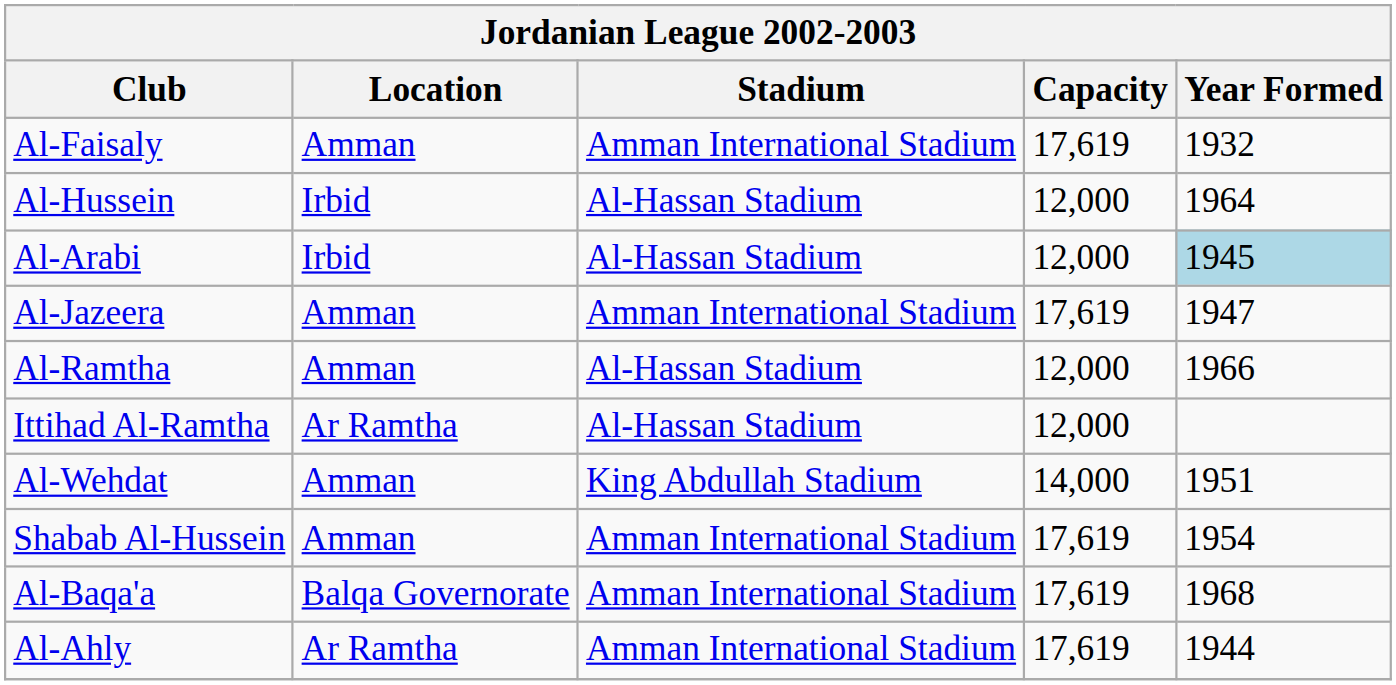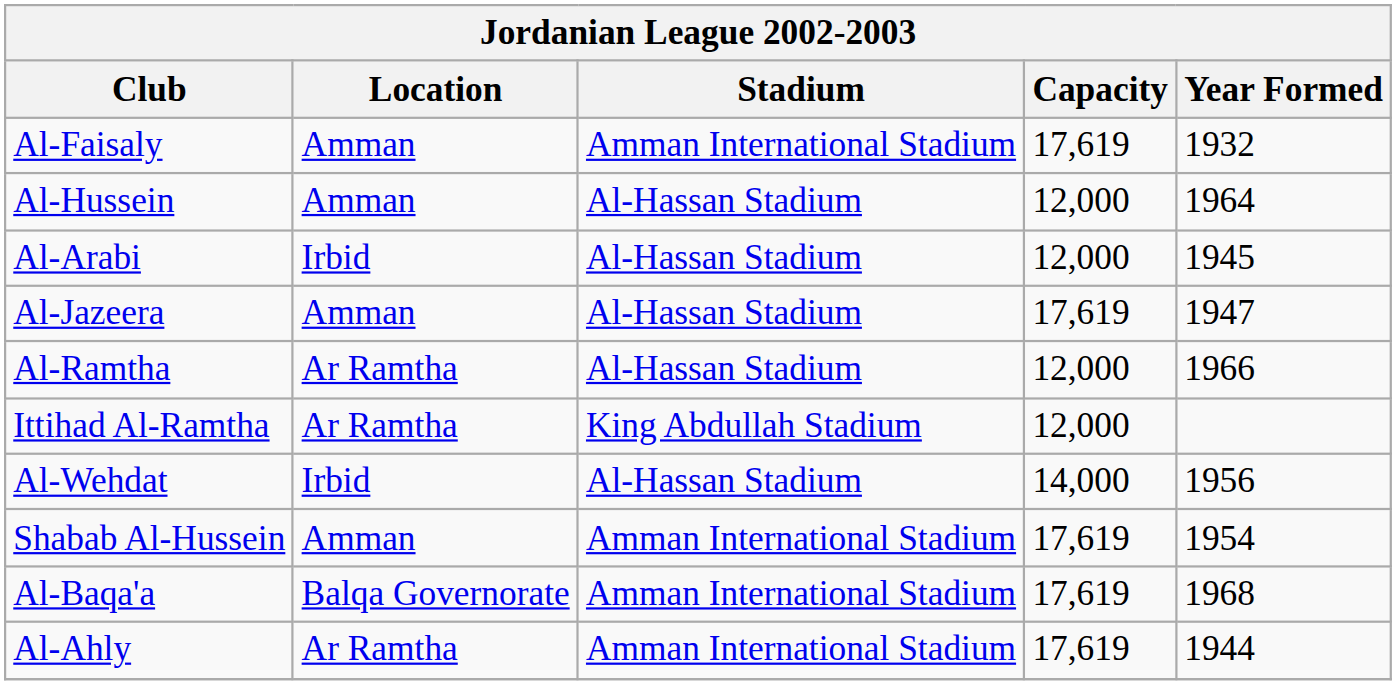(336, 200) Irbid -> (359, 200) Amman
(1220, 256) lightblue background -> (1220, 256) no background
(801, 312) Amman International Stadium -> (724, 312) Al-Hassan Stadium
(359, 369) Amman -> (380, 369) Ar Ramtha
(724, 425) Al-Hassan Stadium -> (754, 425) King Abdullah Stadium
(359, 481) Amman -> (336, 481) Irbid
(754, 481) King Abdullah Stadium -> (724, 481) Al-Hassan Stadium
(1220, 481) 1951 -> (1220, 481) 1956
